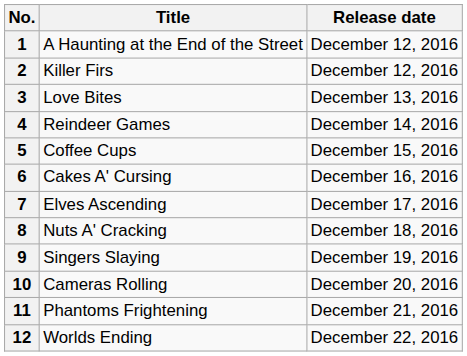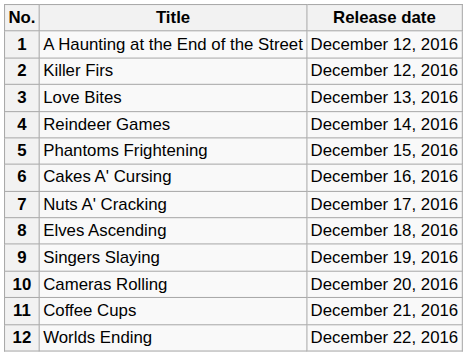(90, 151) Coffee Cups -> (125, 151) Phantoms Frightening
(105, 204) Elves Ascending -> (105, 204) Nuts A' Cracking
(105, 230) Nuts A' Cracking -> (105, 230) Elves Ascending
(125, 310) Phantoms Frightening -> (90, 310) Coffee Cups
